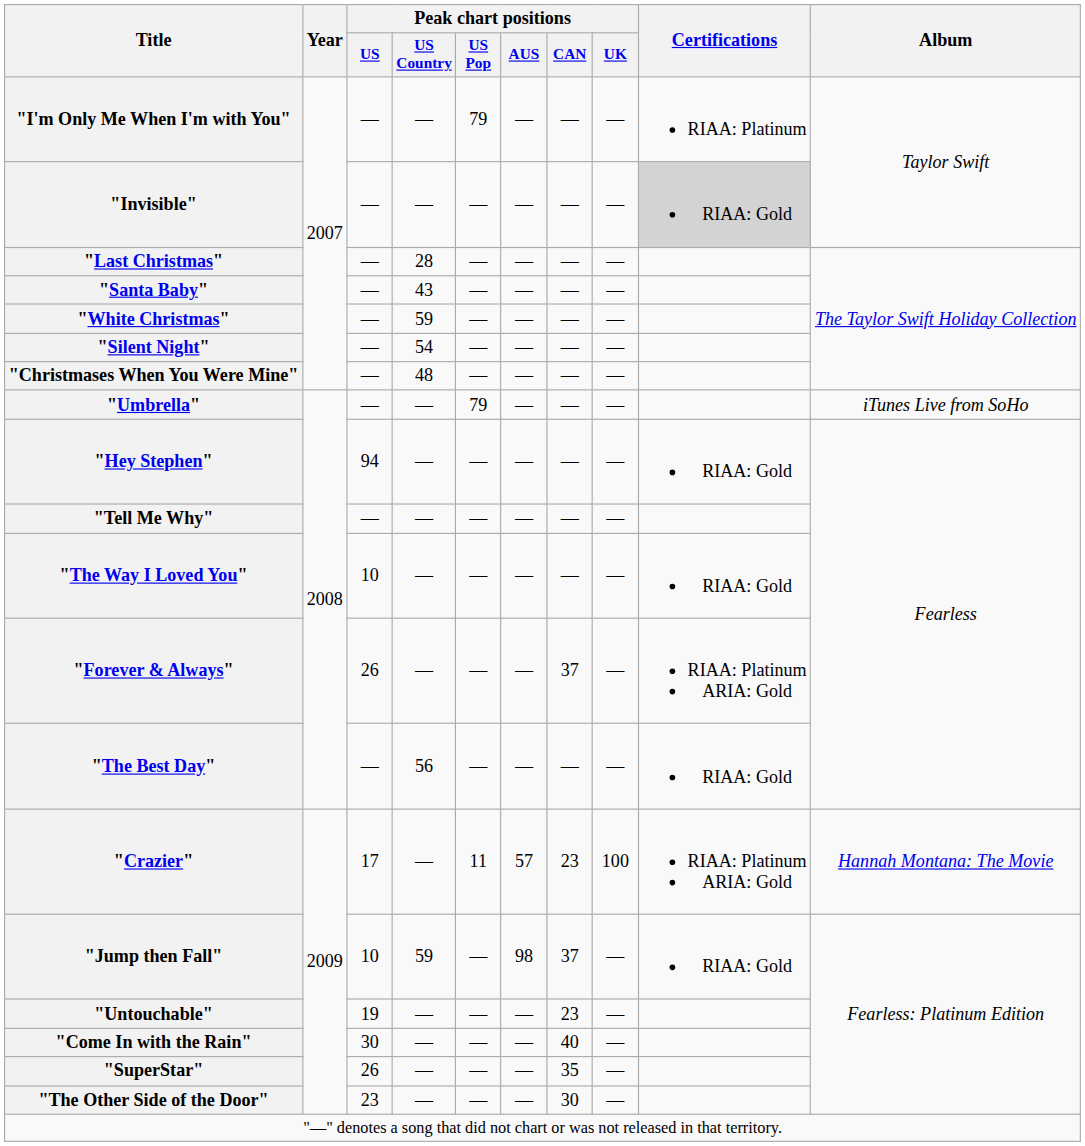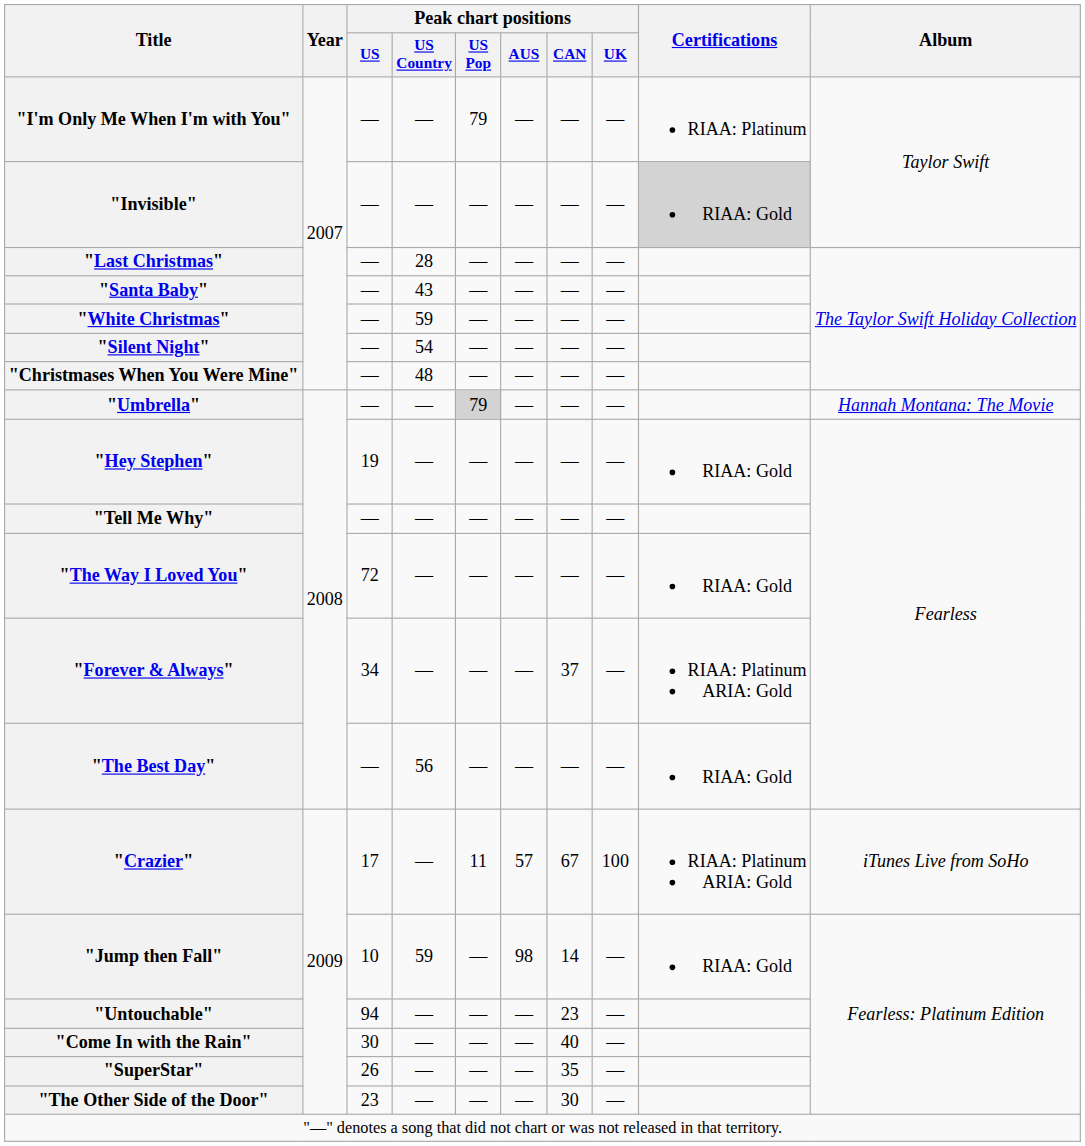(478, 404) no background -> (478, 404) lightgrey background
(946, 404) iTunes Live from SoHo -> (946, 404) Hannah Montana: The Movie
(370, 461) 94 -> (370, 461) 19
(370, 575) 10 -> (370, 575) 72
(370, 670) 26 -> (370, 670) 34
(570, 861) 23 -> (570, 861) 67
(946, 861) Hannah Montana: The Movie -> (946, 861) iTunes Live from SoHo
(570, 956) 37 -> (570, 956) 14
(370, 1013) 19 -> (370, 1013) 94
